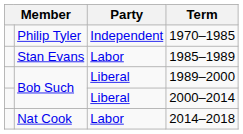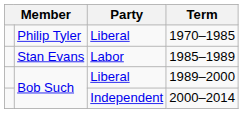(127, 35) Independent -> (110, 35) Liberal
(110, 98) Liberal -> (127, 98) Independent
- row: (202, 118)
